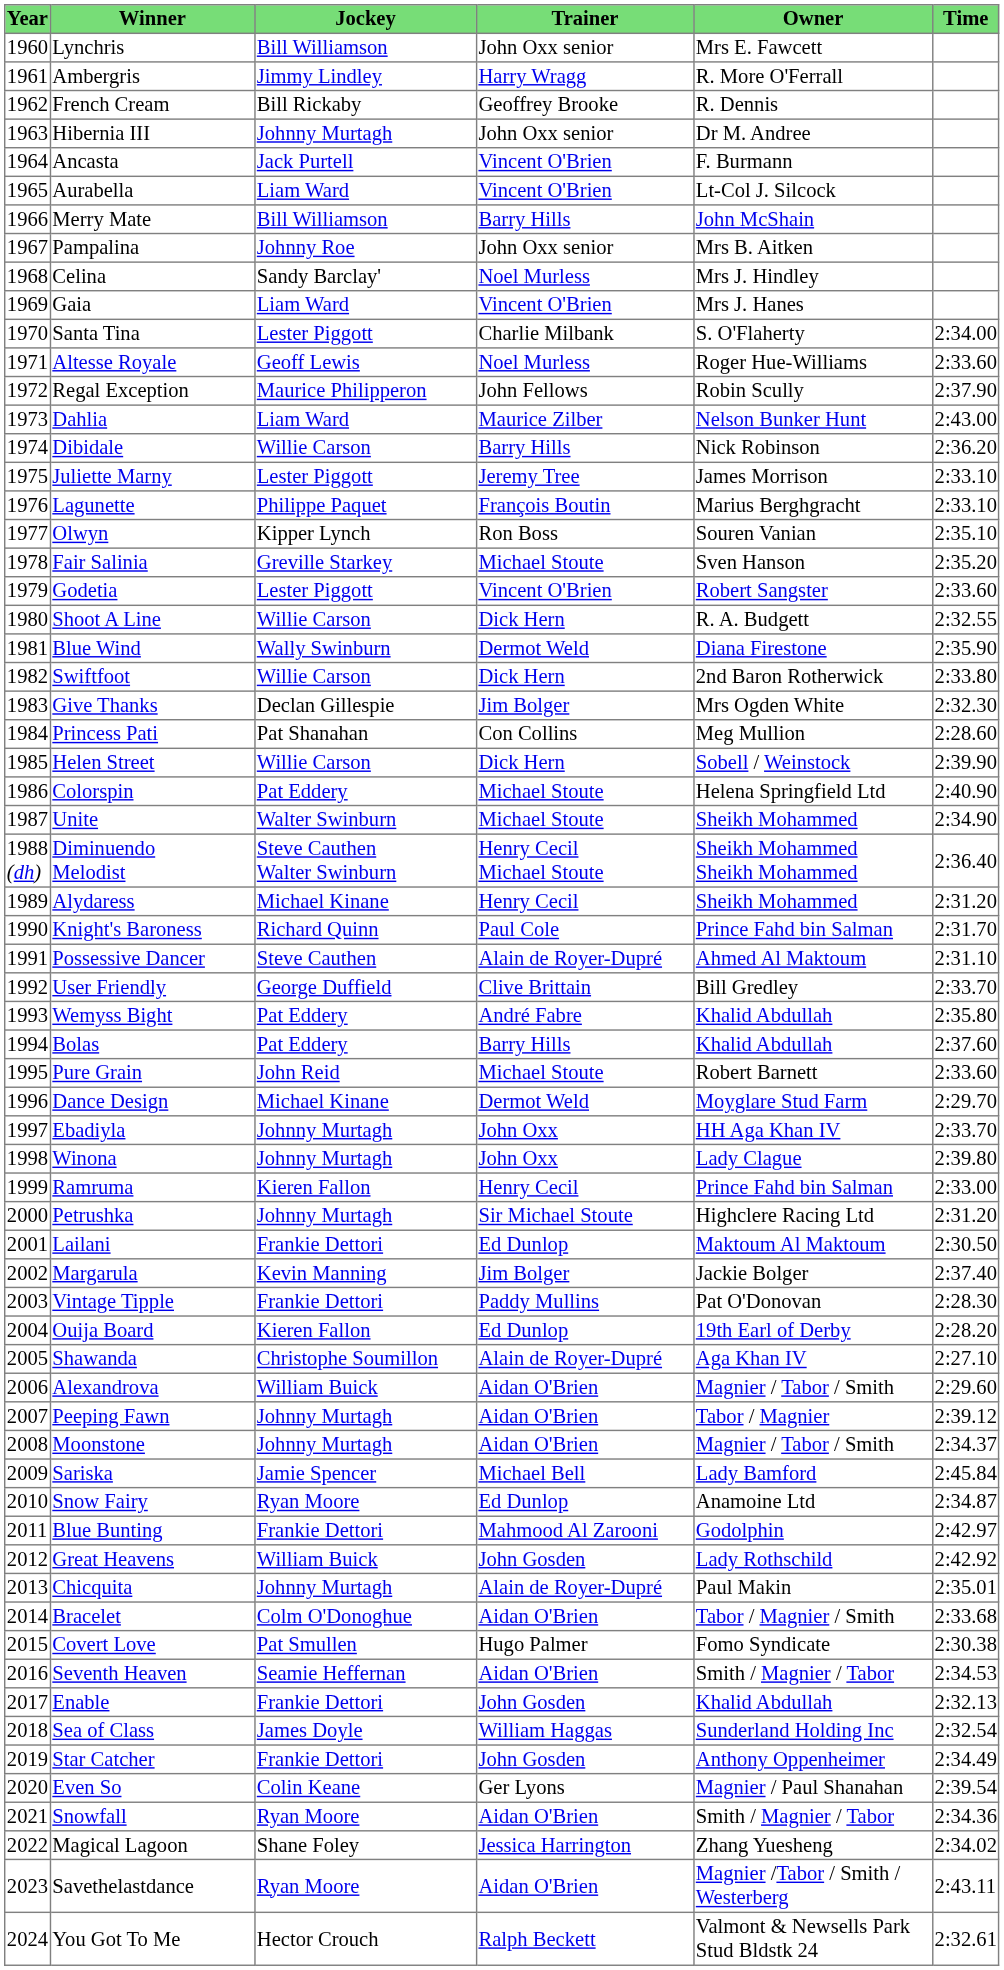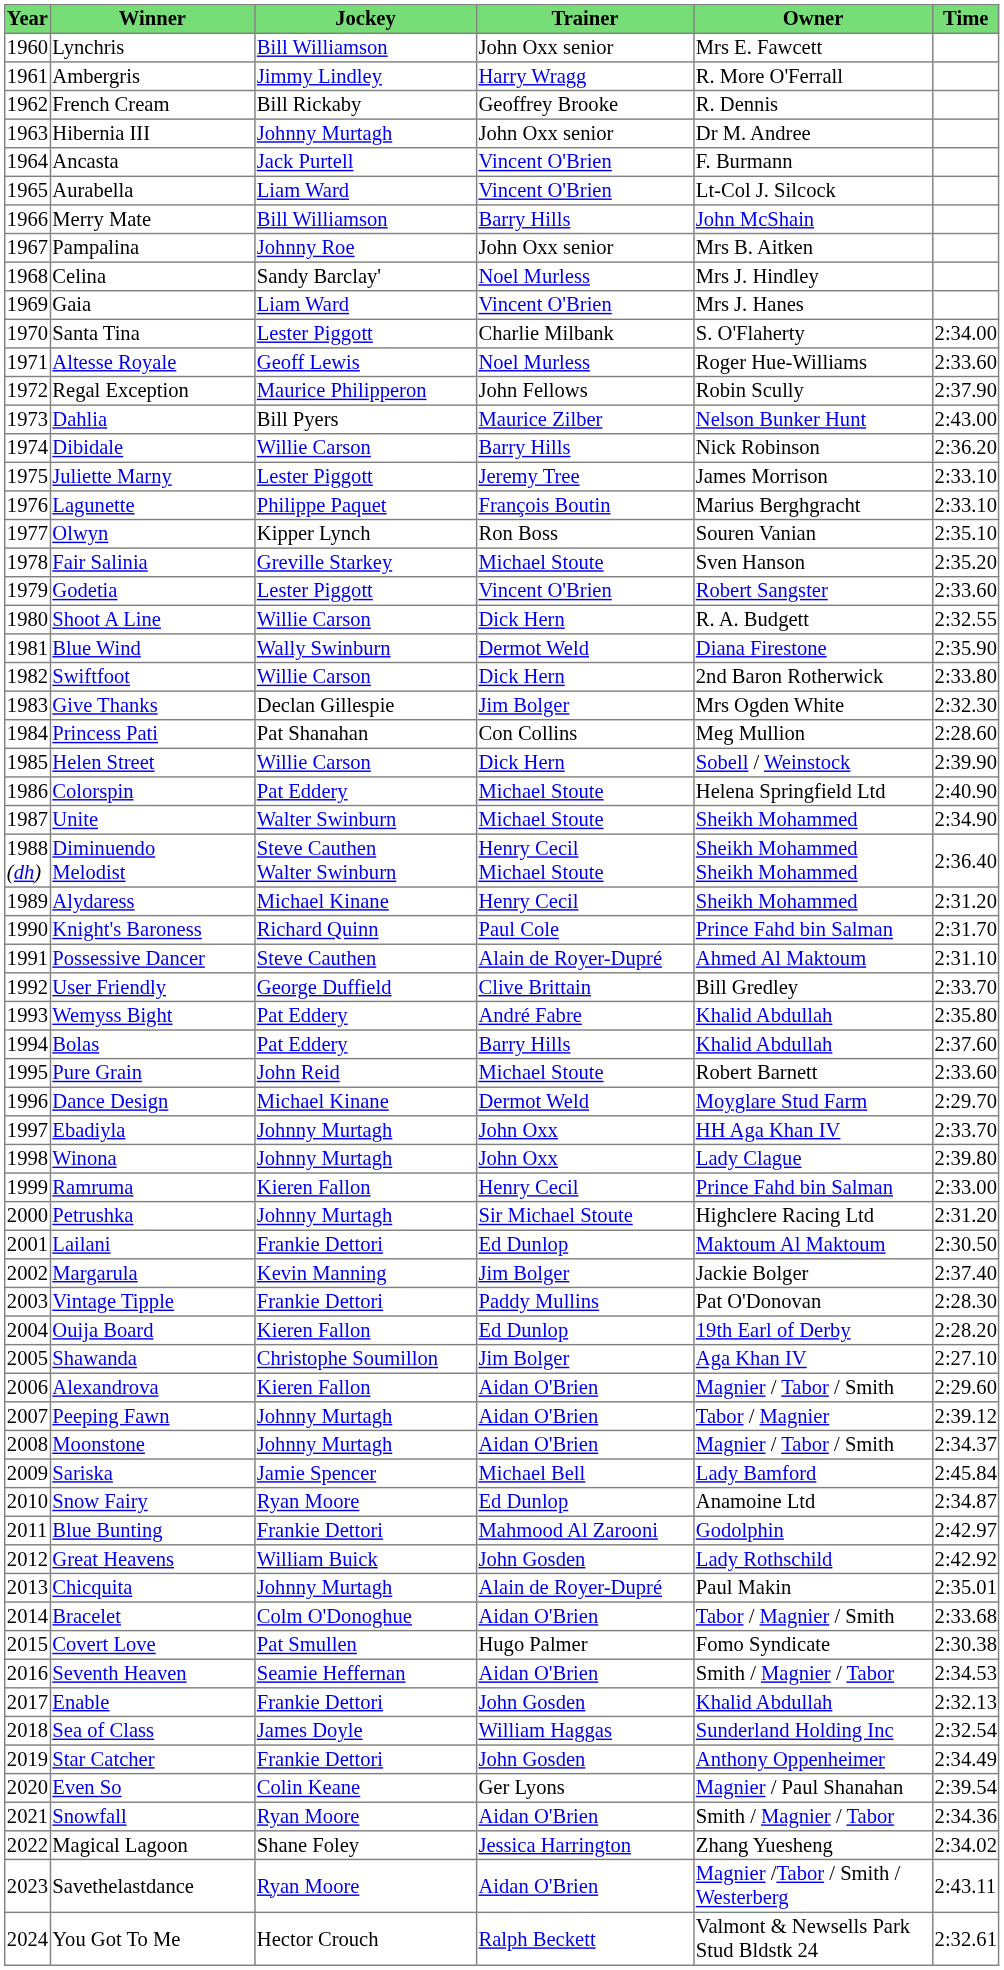(303, 419) Liam Ward -> (298, 419) Bill Pyers
(570, 1358) Alain de Royer-Dupré -> (524, 1358) Jim Bolger
(317, 1387) William Buick -> (314, 1387) Kieren Fallon
